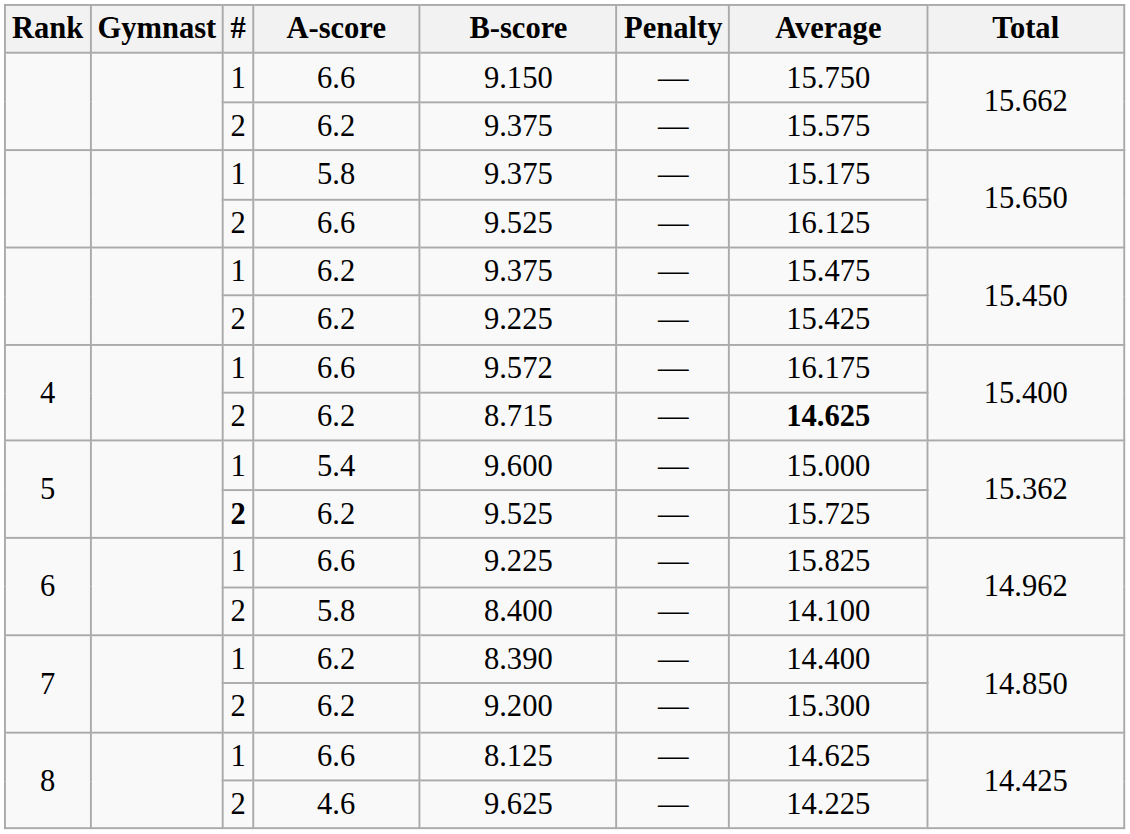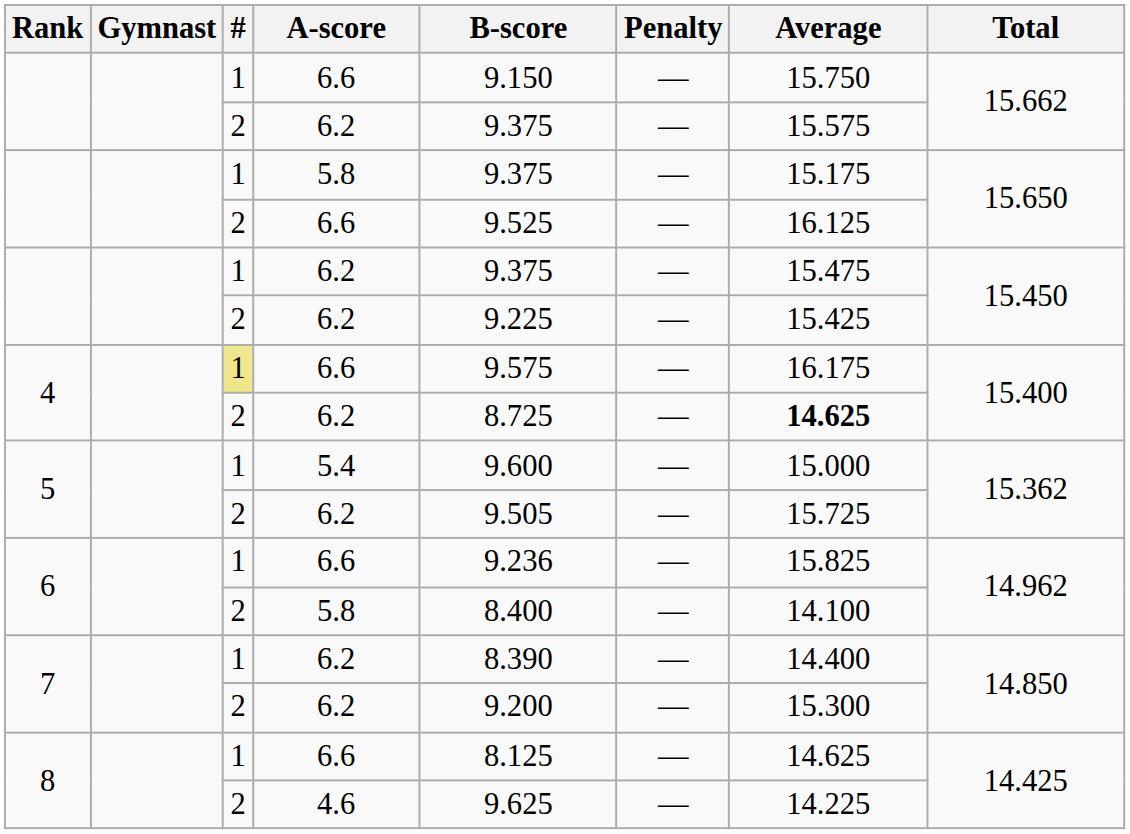(238, 367) no background -> (238, 367) khaki background
(518, 367) 9.572 -> (518, 367) 9.575
(518, 416) 8.715 -> (518, 416) 8.725
(238, 513) bold -> (238, 513) normal
(518, 513) 9.525 -> (518, 513) 9.505
(518, 561) 9.225 -> (518, 561) 9.236
